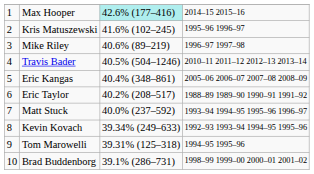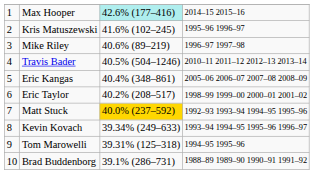(246, 95) 1988–89 1989–90 1990–91 1991–92 -> (246, 95) 1998–99 1999–00 2000–01 2001–02
(138, 111) no background -> (138, 111) gold background
(246, 111) 1993–94 1994–95 1995–96 1996–97 -> (246, 111) 1992–93 1993–94 1994–95 1995–96
(246, 128) 1992–93 1993–94 1994–95 1995–96 -> (246, 128) 1993–94 1994–95 1995–96 1996–97
(246, 161) 1998–99 1999–00 2000–01 2001–02 -> (246, 161) 1988–89 1989–90 1990–91 1991–92
